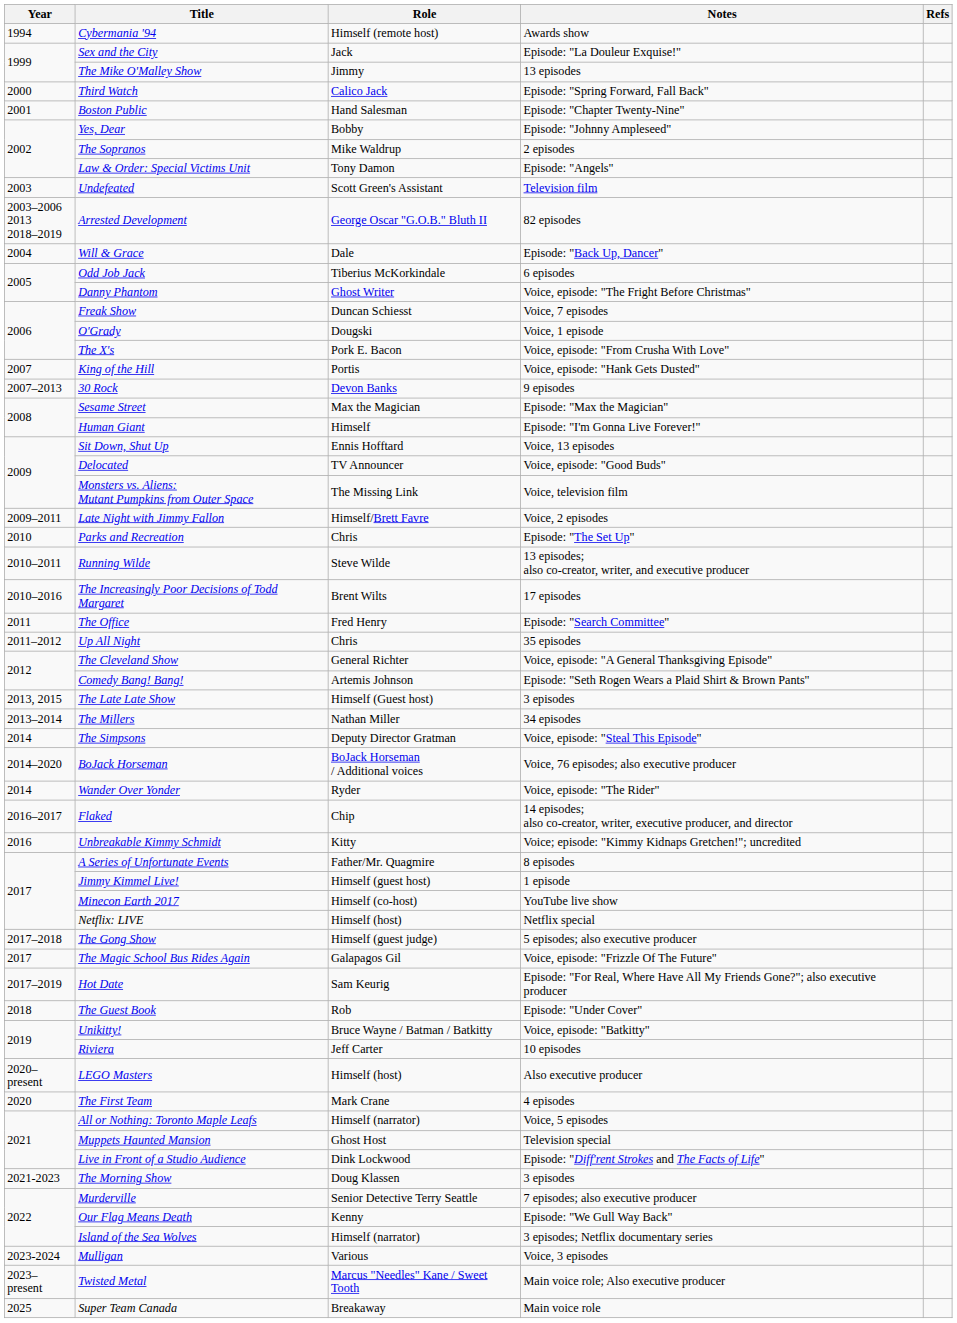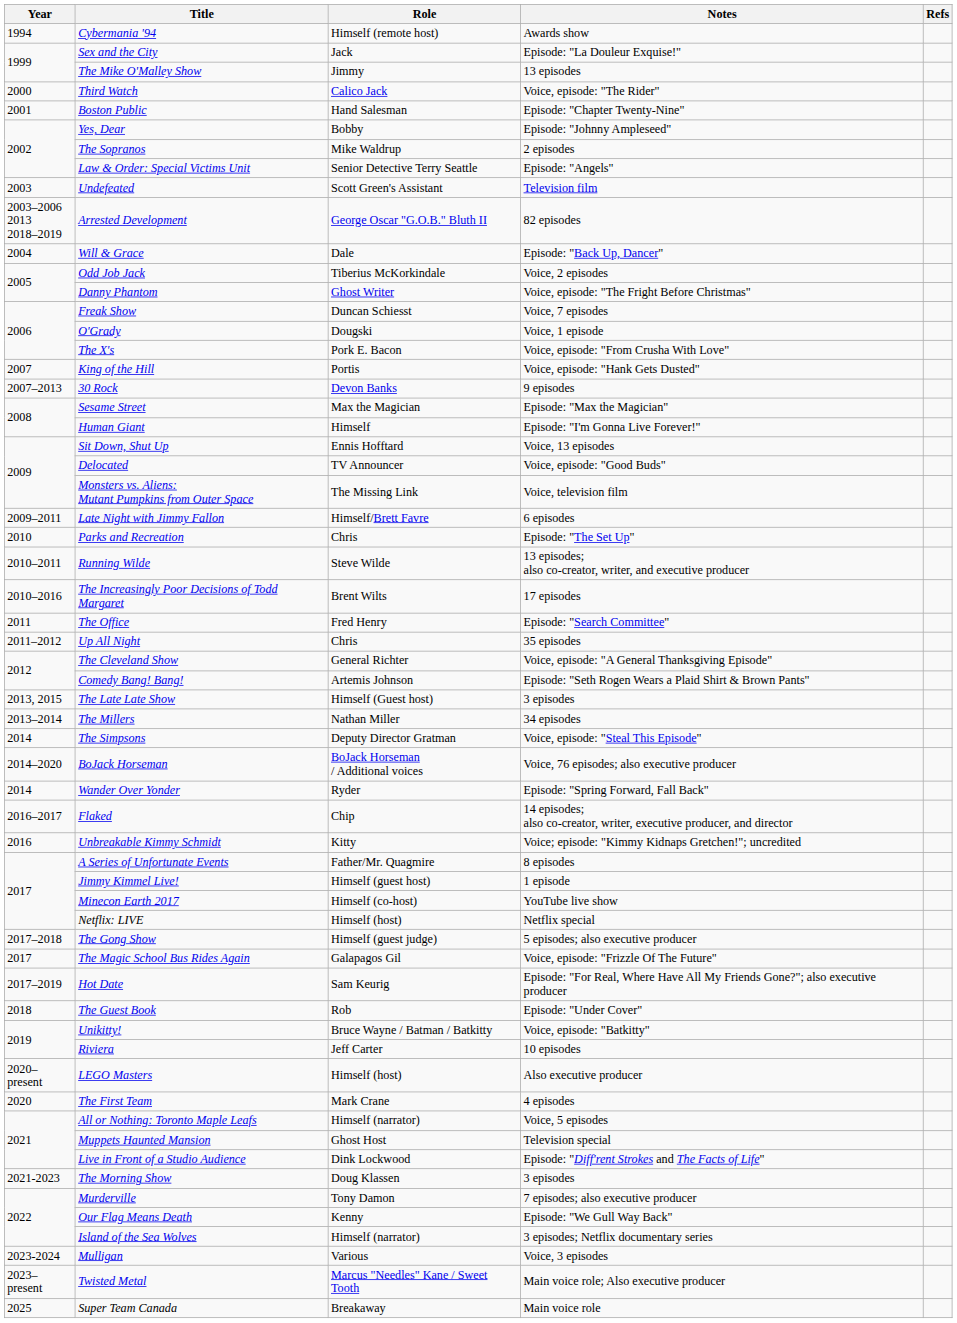(616, 91) Episode: "Spring Forward, Fall Back" -> (592, 91) Voice, episode: "The Rider"
(363, 168) Tony Damon -> (404, 168) Senior Detective Terry Seattle
(549, 272) 6 episodes -> (566, 272) Voice, 2 episodes
(566, 518) Voice, 2 episodes -> (549, 518) 6 episodes
(592, 790) Voice, episode: "The Rider" -> (616, 790) Episode: "Spring Forward, Fall Back"
(404, 1197) Senior Detective Terry Seattle -> (363, 1197) Tony Damon
